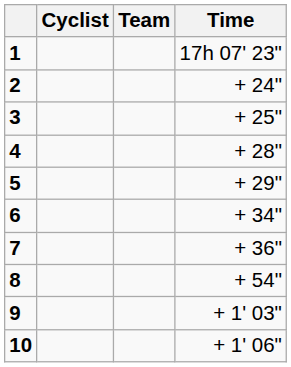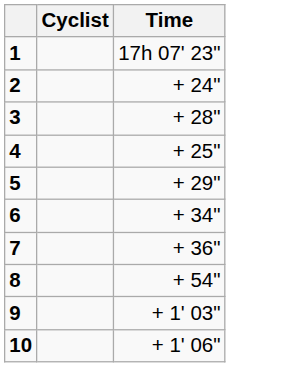- column: (144, 20)
(258, 118) + 25" -> (197, 118) + 28"
(258, 150) + 28" -> (197, 150) + 25"
